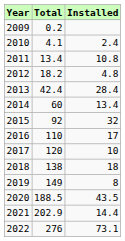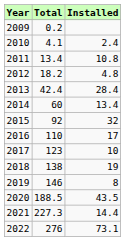(54, 151) 120 -> (54, 151) 123
(113, 167) 18 -> (113, 167) 19
(54, 182) 149 -> (54, 182) 146
(48, 213) 202.9 -> (48, 213) 227.3
